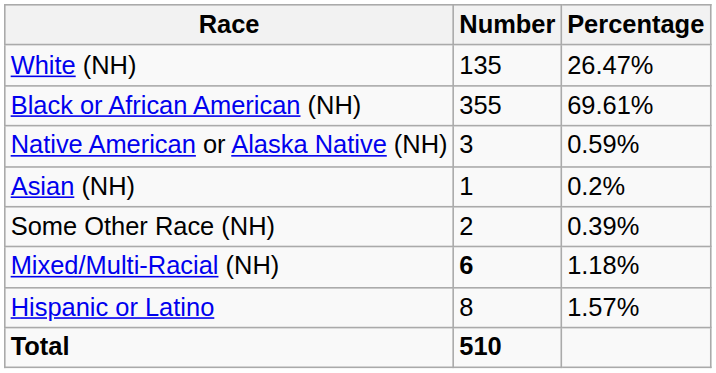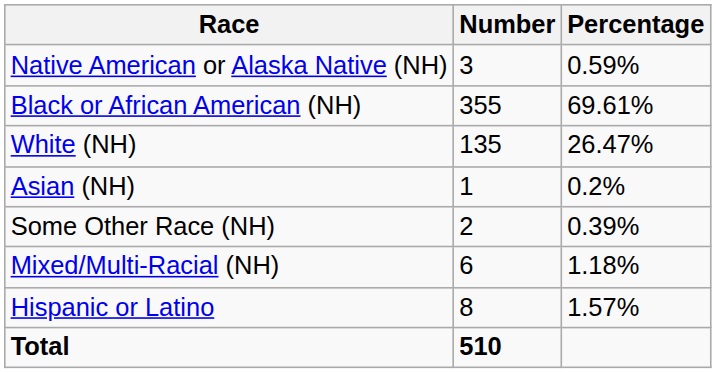rows swapped: (74, 65) <-> (229, 145)
(466, 266) bold -> (466, 266) normal
